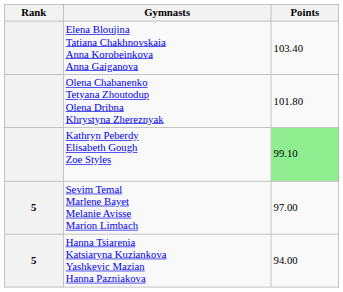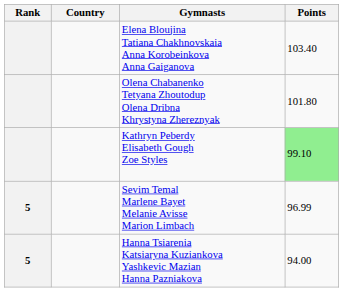+ column: (85, 13)
(286, 207) 97.00 -> (299, 207) 96.99
